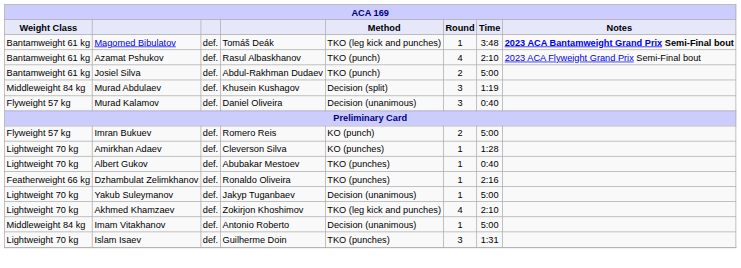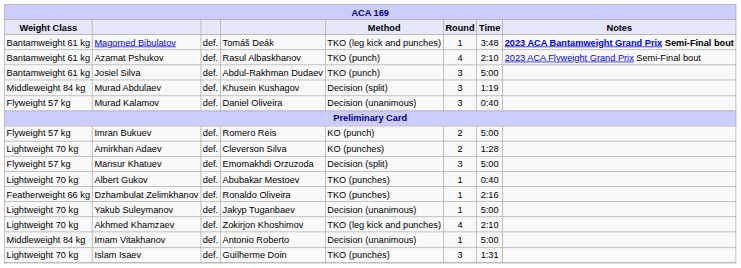(460, 73) 2 -> (460, 73) 3
(460, 148) 1 -> (460, 148) 2
+ row: (128, 164)
